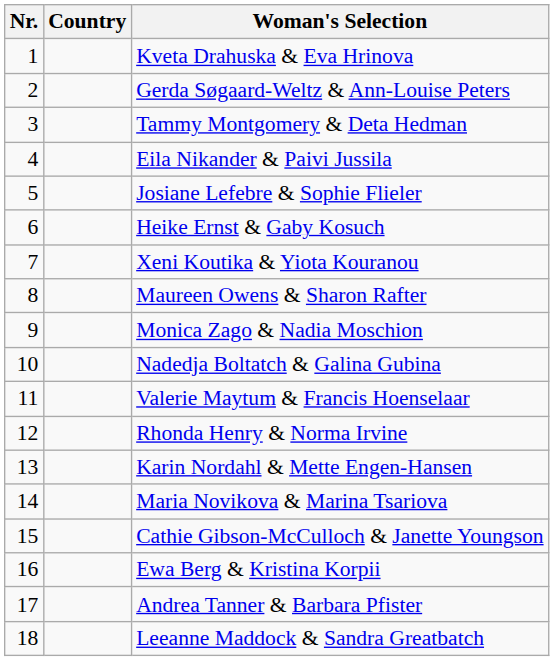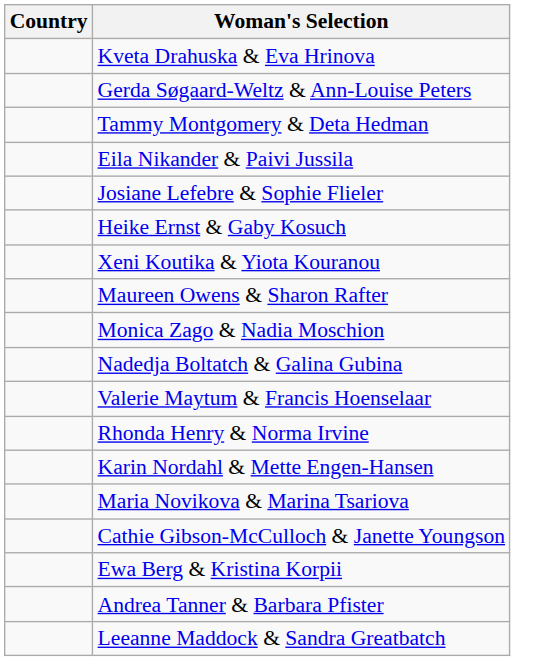- column: (24, 21)
